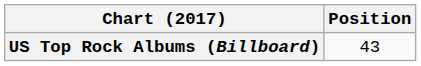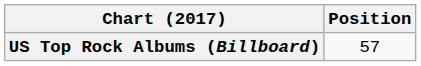(370, 47) 43 -> (370, 47) 57
